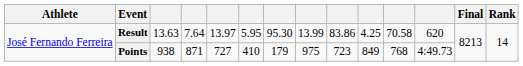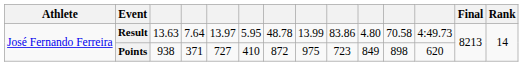(280, 33) 95.30 -> (280, 33) 48.78
(371, 33) 4.25 -> (371, 33) 4.80
(435, 33) 620 -> (435, 33) 4:49.73
(194, 52) 871 -> (194, 52) 371
(280, 52) 179 -> (280, 52) 872
(399, 52) 768 -> (399, 52) 898
(435, 52) 4:49.73 -> (435, 52) 620
